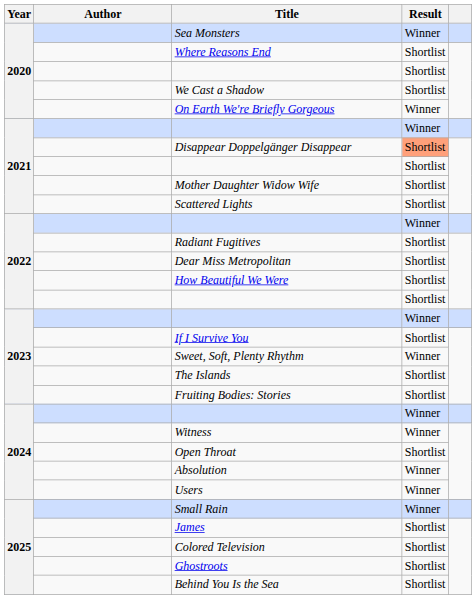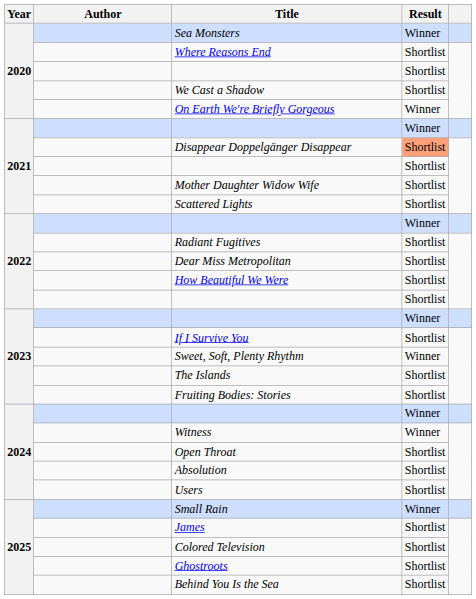(422, 470) Winner -> (425, 470) Shortlist
(422, 489) Winner -> (425, 489) Shortlist
